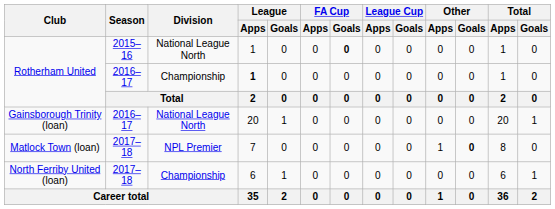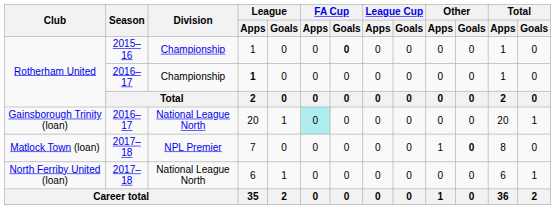(193, 50) National League North -> (193, 50) Championship
(315, 120) no background -> (315, 120) paleturquoise background
(193, 175) Championship -> (193, 175) National League North
